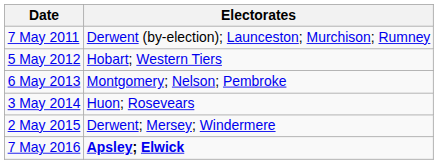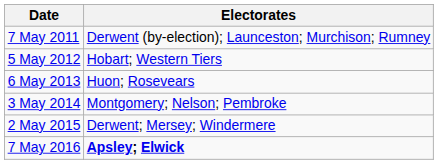(187, 81) Montgomery; Nelson; Pembroke -> (141, 81) Huon; Rosevears
(141, 103) Huon; Rosevears -> (187, 103) Montgomery; Nelson; Pembroke
